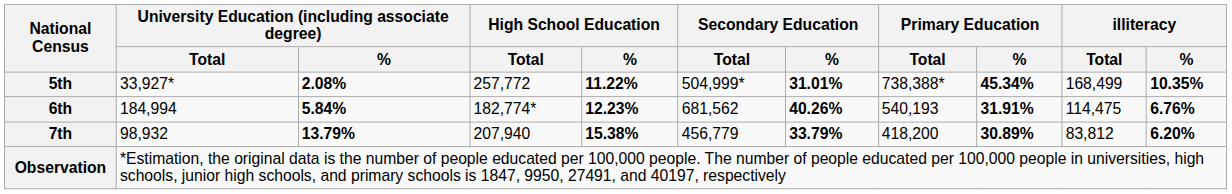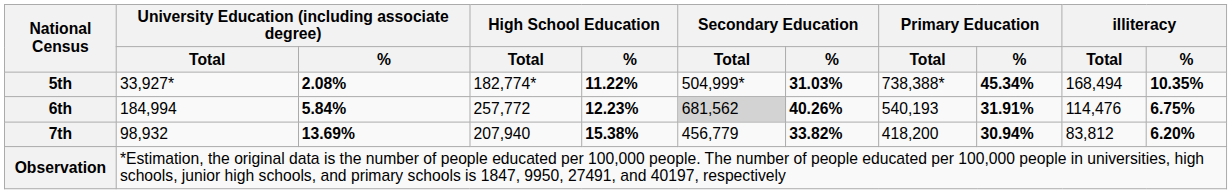(502, 84) 257,772 -> (505, 84) 182,774*
(816, 84) 31.01% -> (816, 84) 31.03%
(1094, 84) 168,499 -> (1094, 84) 168,494
(505, 109) 182,774* -> (502, 109) 257,772
(710, 109) no background -> (710, 109) lightgrey background
(1093, 109) 114,475 -> (1093, 109) 114,476
(1172, 109) 6.76% -> (1172, 109) 6.75%
(328, 134) 13.79% -> (328, 134) 13.69%
(816, 134) 33.79% -> (816, 134) 33.82%
(1007, 134) 30.89% -> (1007, 134) 30.94%
